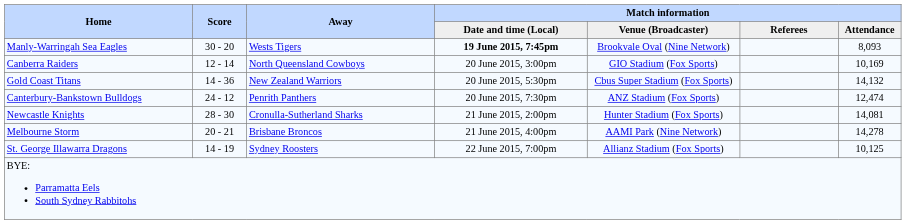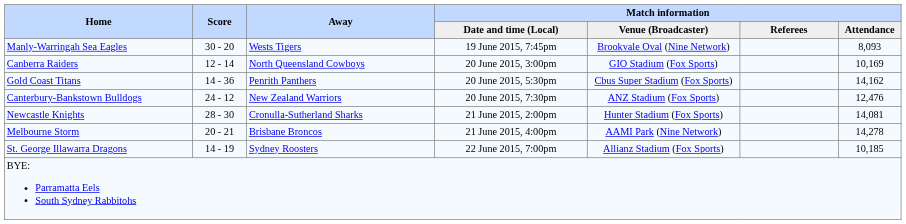(511, 47) bold -> (511, 47) normal
(295, 81) New Zealand Warriors -> (283, 81) Penrith Panthers
(870, 81) 14,132 -> (870, 81) 14,162
(283, 98) Penrith Panthers -> (295, 98) New Zealand Warriors
(870, 98) 12,474 -> (870, 98) 12,476
(870, 149) 10,125 -> (870, 149) 10,185
